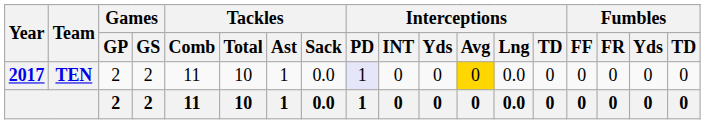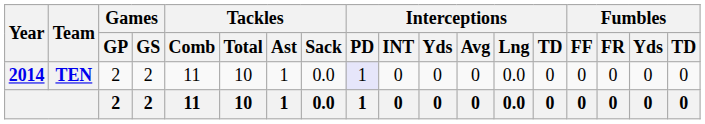(27, 75) 2017 -> (27, 75) 2014
(475, 75) gold background -> (475, 75) no background
